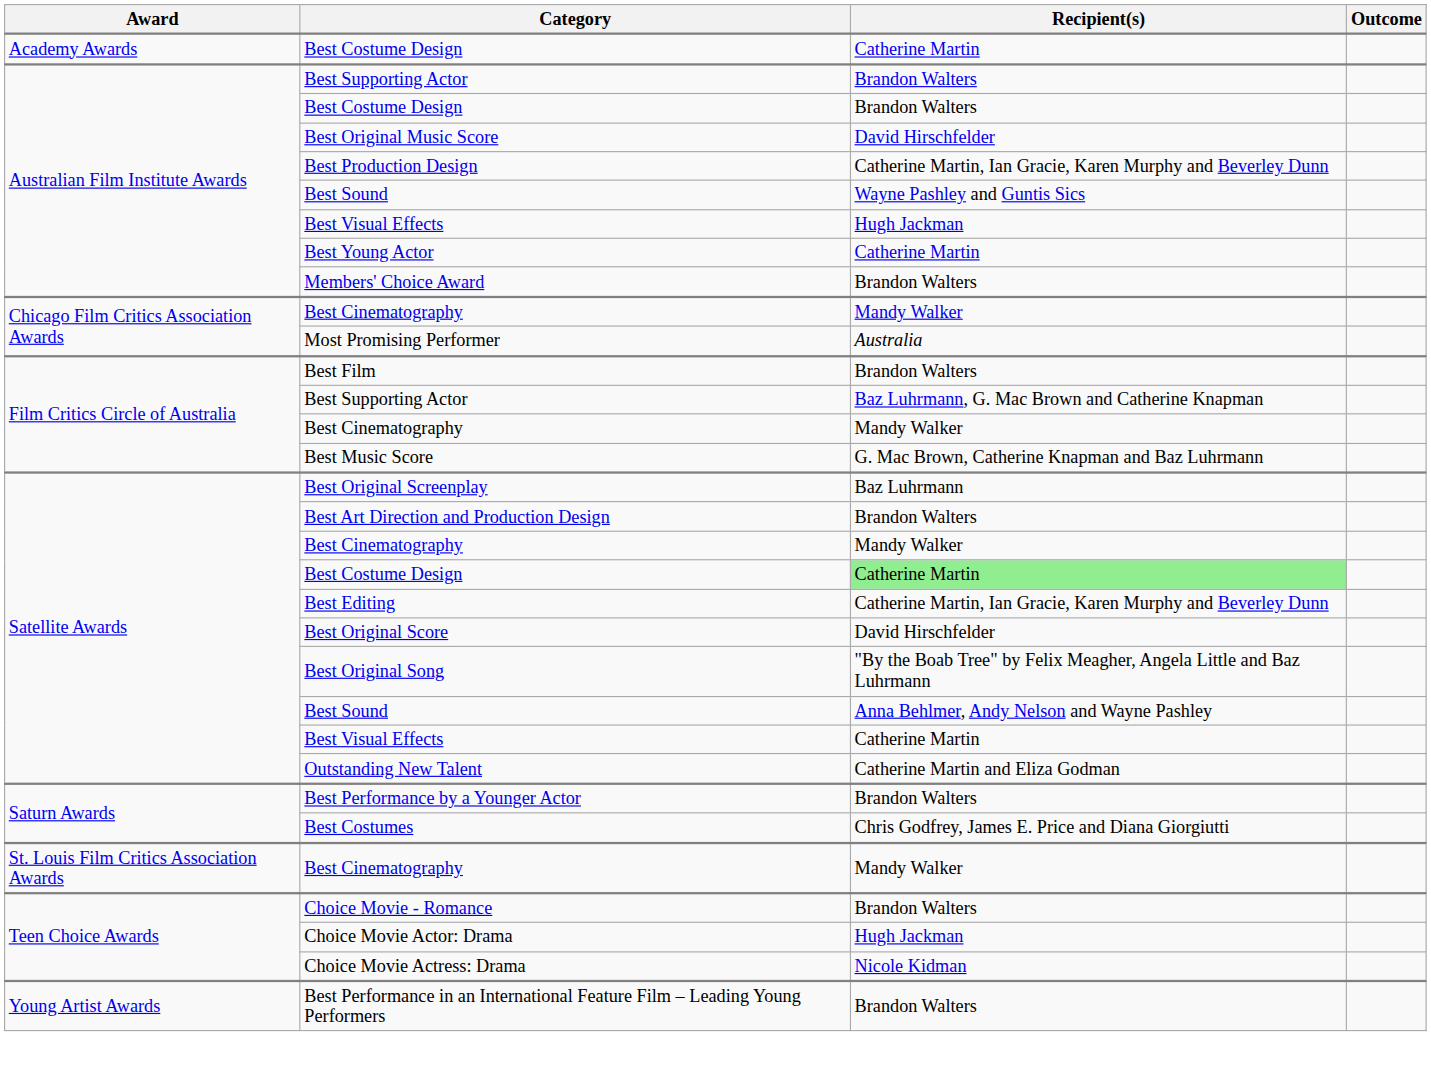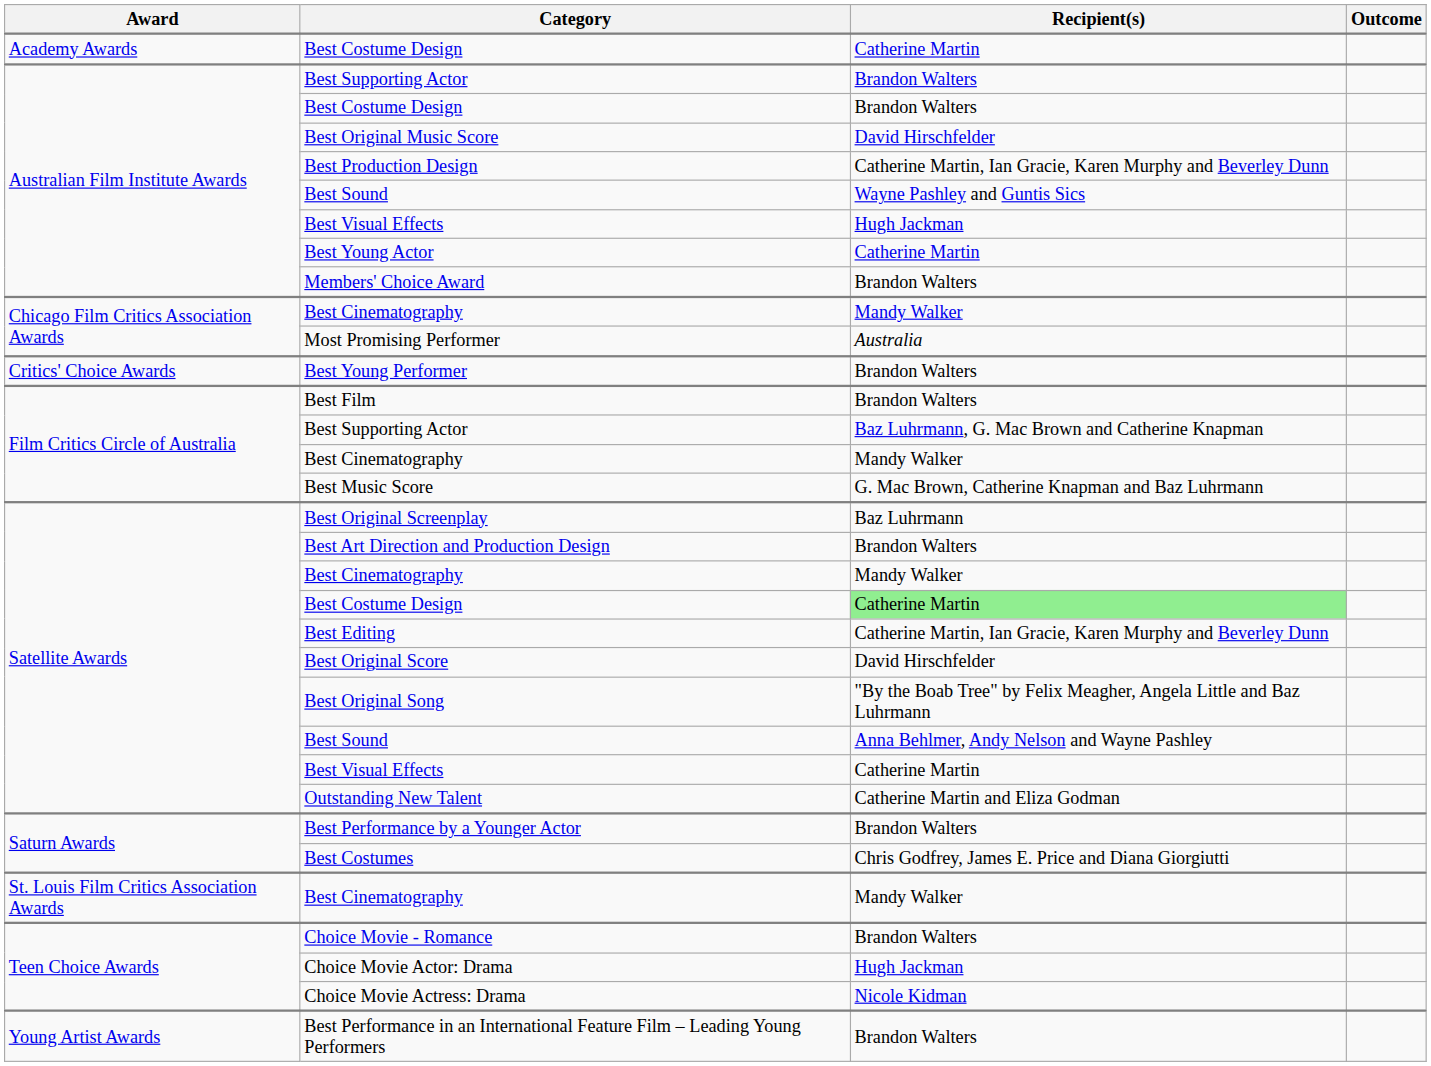+ row: (92, 370)
